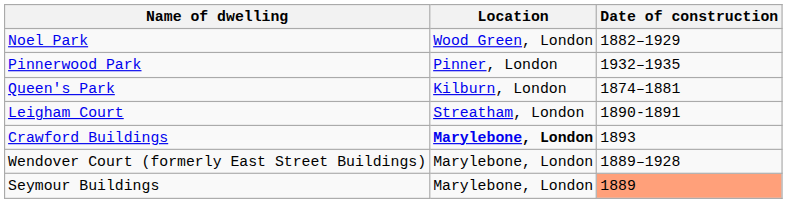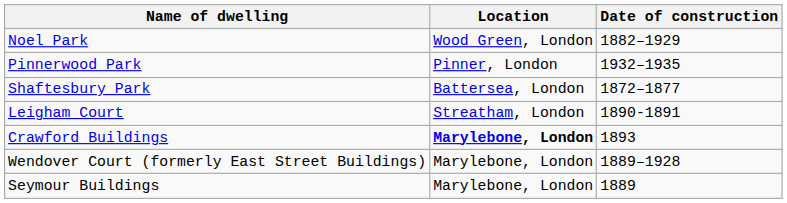- row: (61, 89)
+ row: (79, 89)
(618, 186) lightsalmon background -> (618, 186) no background
